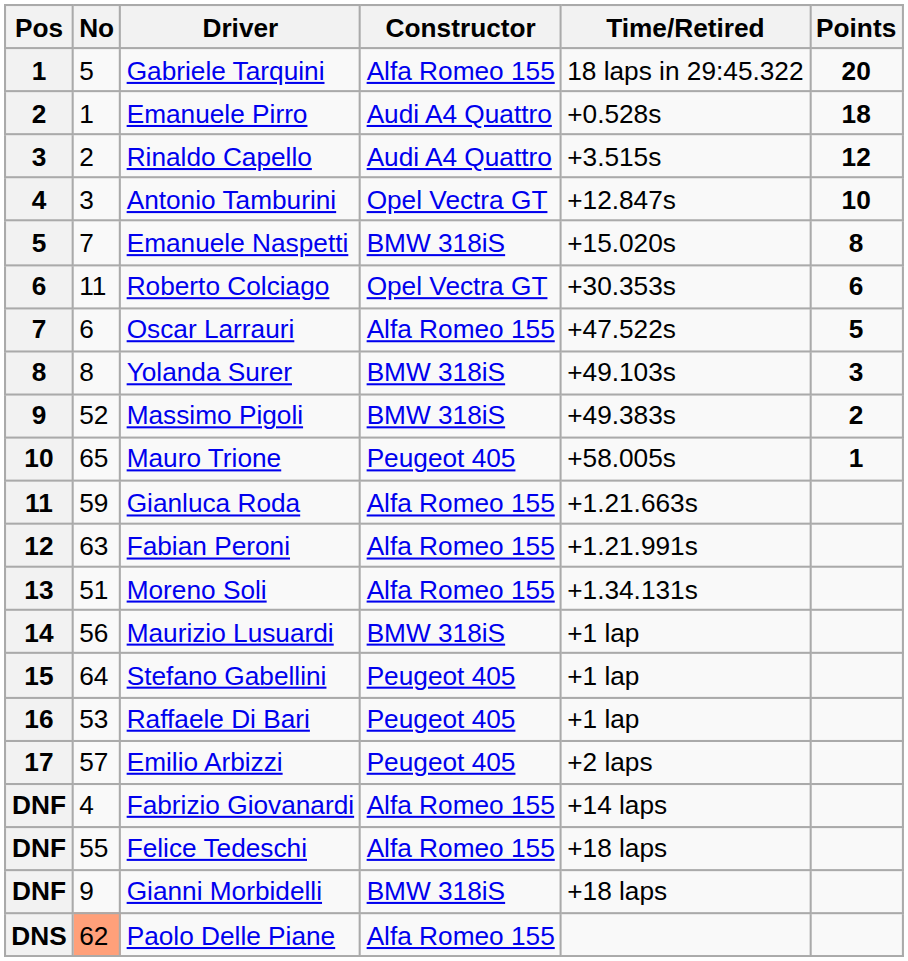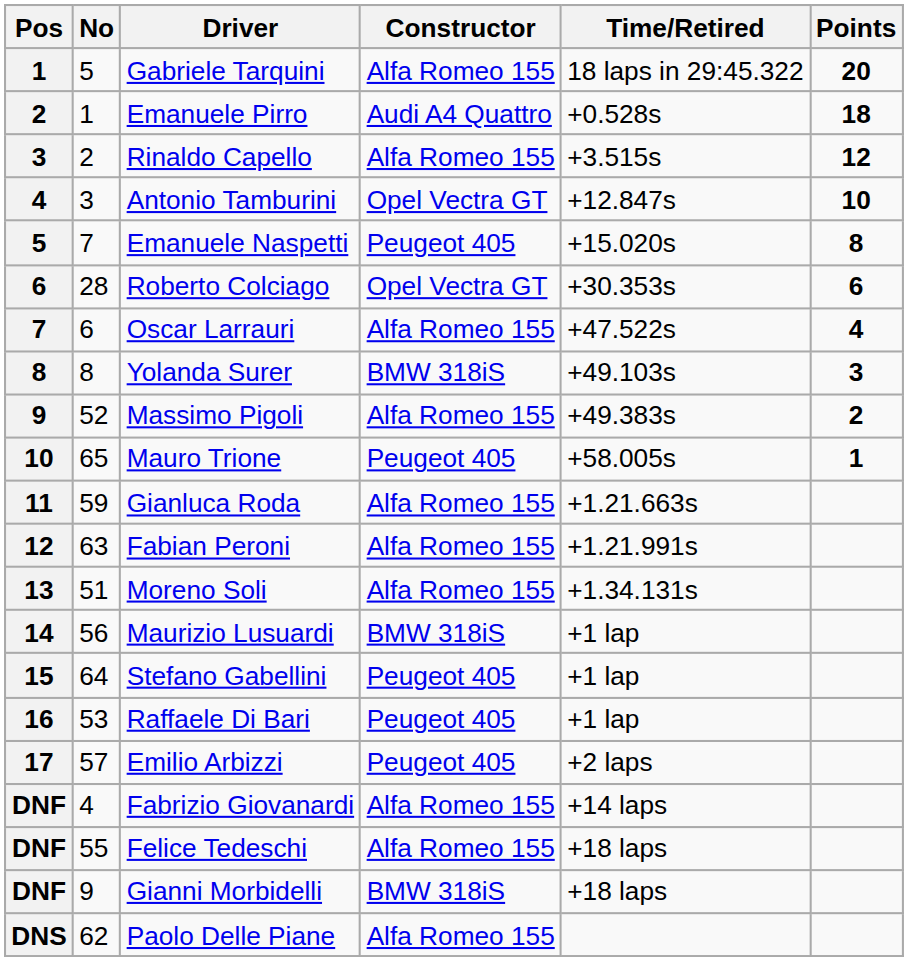(459, 156) Audi A4 Quattro -> (461, 156) Alfa Romeo 155
(436, 243) BMW 318iS -> (441, 243) Peugeot 405
(93, 286) 11 -> (94, 286) 28
(856, 329) 5 -> (856, 329) 4
(436, 416) BMW 318iS -> (461, 416) Alfa Romeo 155
(94, 935) lightsalmon background -> (94, 935) no background
